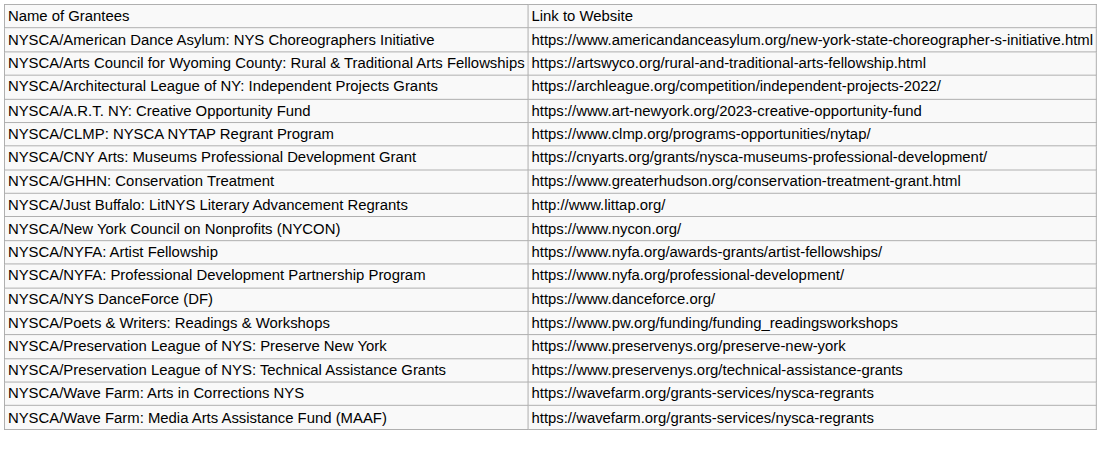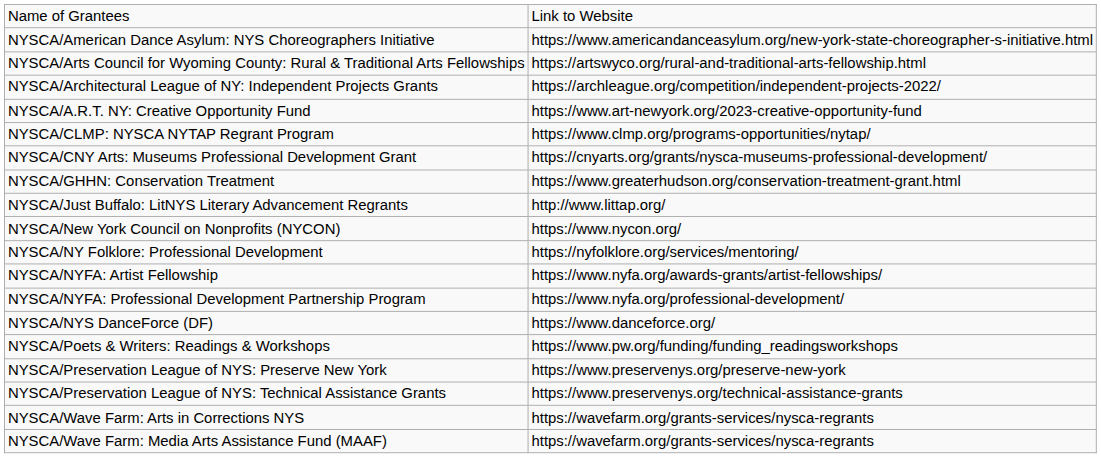+ row: (165, 252)
